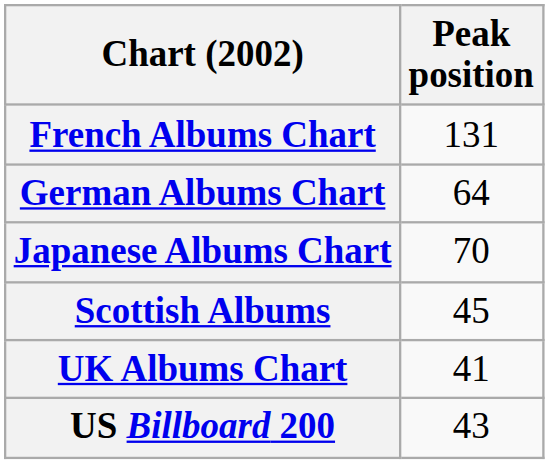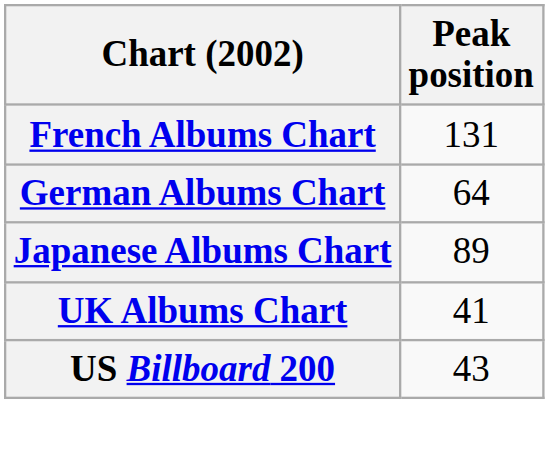(471, 251) 70 -> (471, 251) 89
- row: (203, 309)
